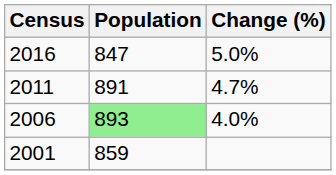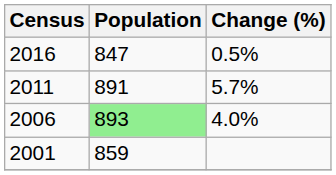(235, 53) 5.0% -> (235, 53) 0.5%
(235, 86) 4.7% -> (235, 86) 5.7%
